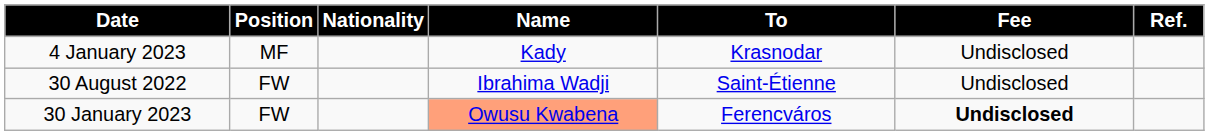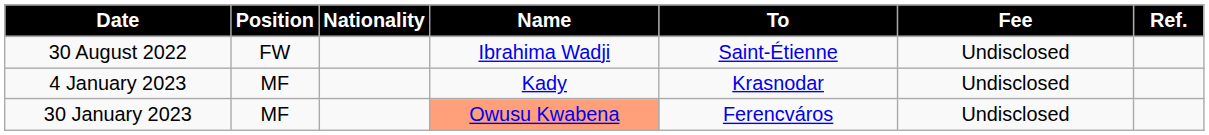rows swapped: (117, 84) <-> (117, 52)
(274, 115) FW -> (275, 115) MF
(1014, 115) bold -> (1016, 115) normal
